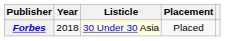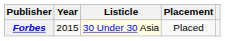(67, 28) 2018 -> (67, 28) 2015
